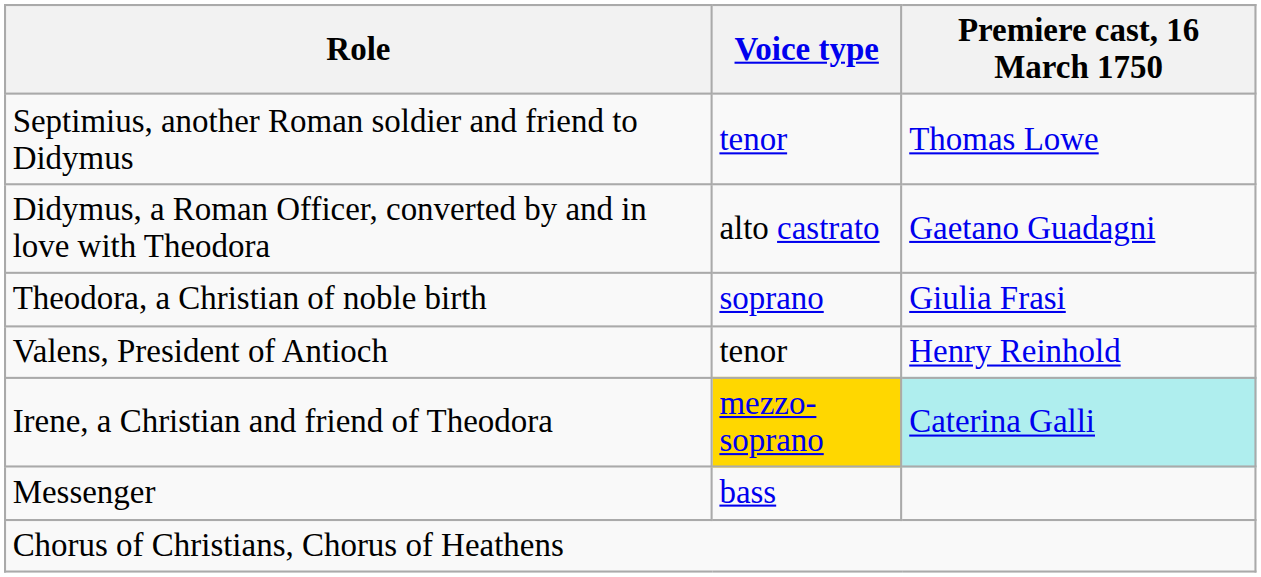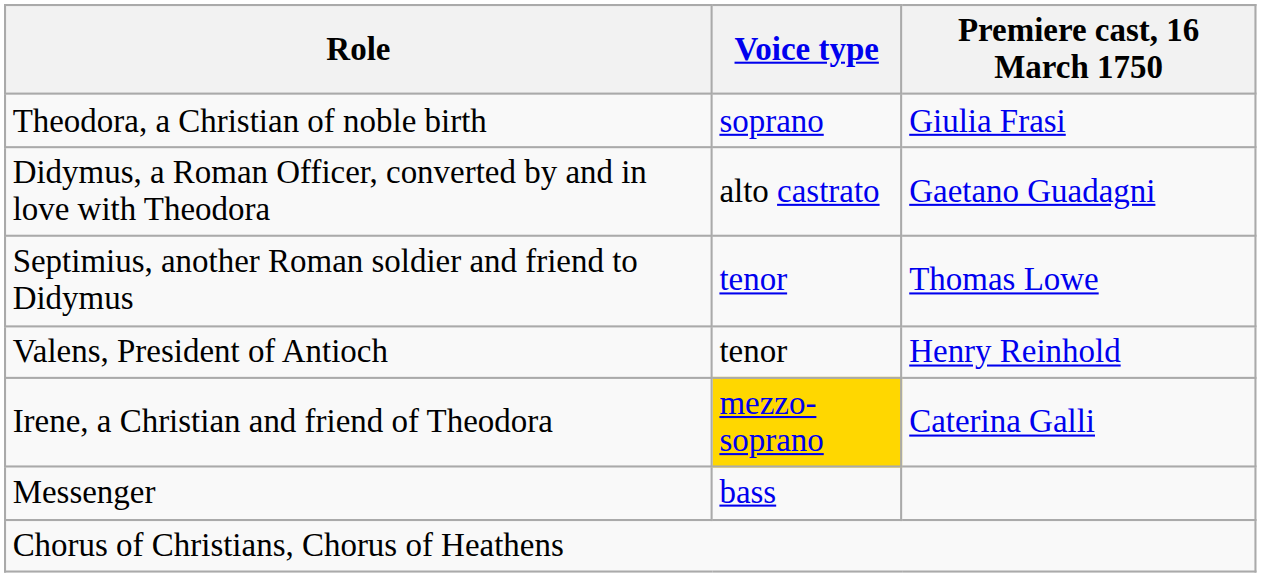rows swapped: (250, 298) <-> (325, 138)
(1002, 421) paleturquoise background -> (1002, 421) no background
